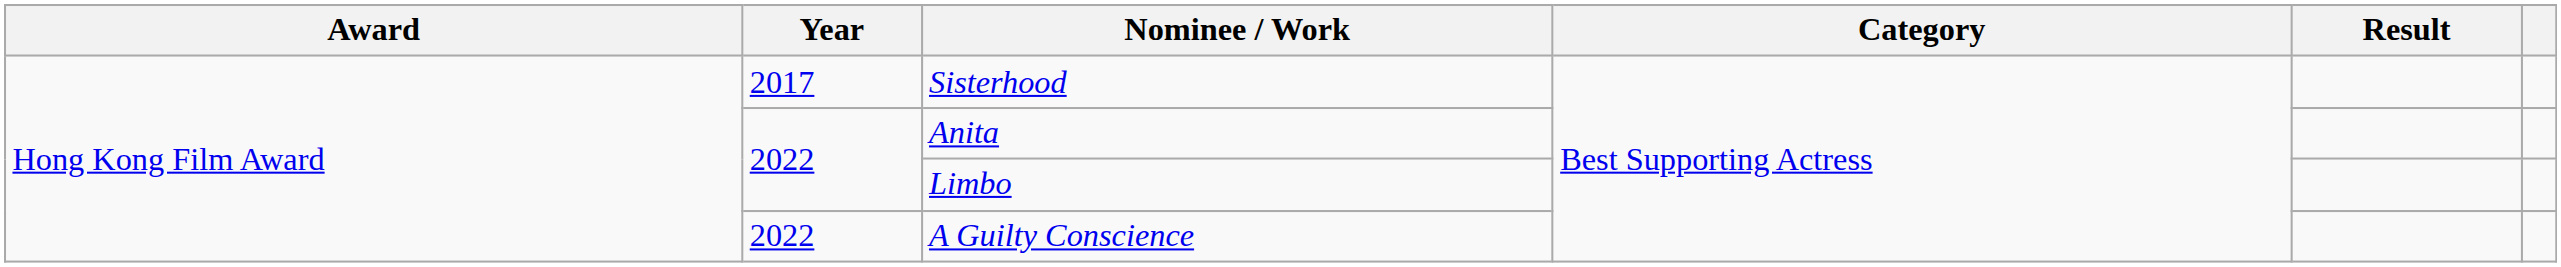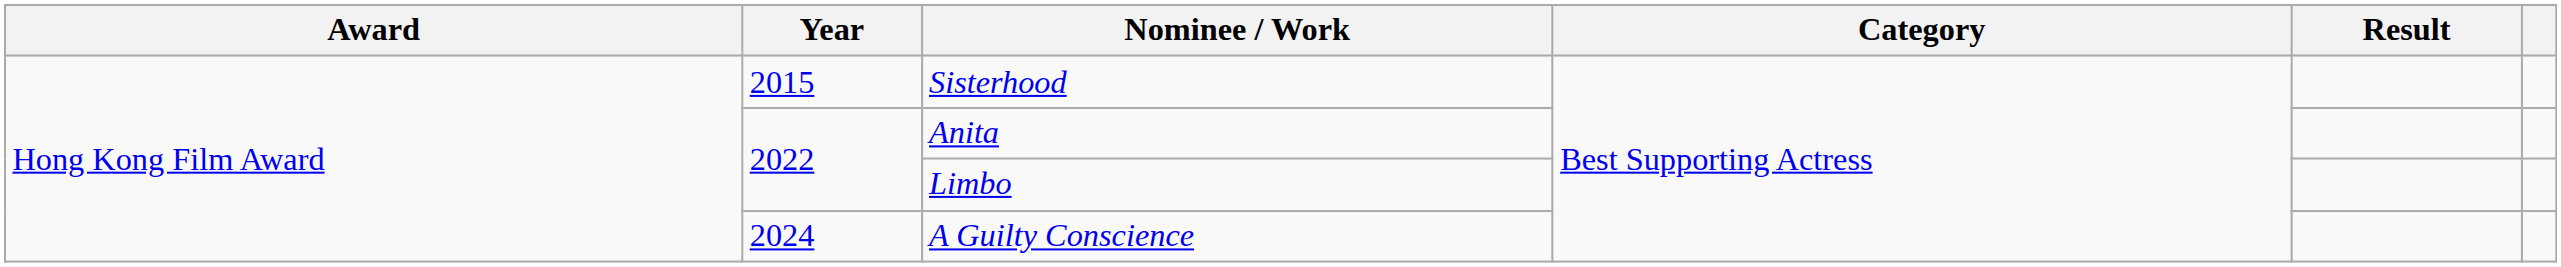(782, 81) 2017 -> (782, 81) 2015
(782, 235) 2022 -> (782, 235) 2024
